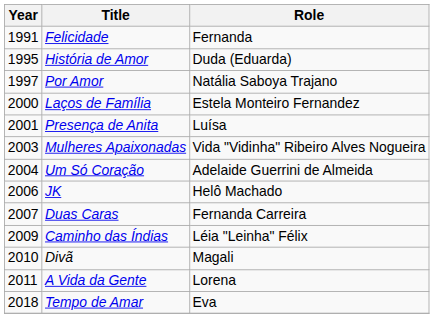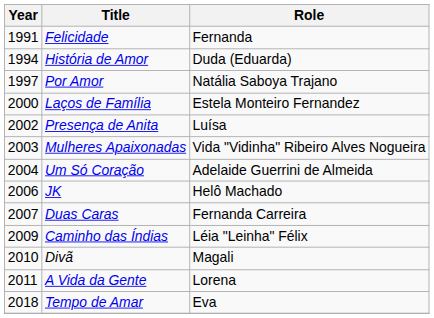(23, 59) 1995 -> (23, 59) 1994
(23, 125) 2001 -> (23, 125) 2002
